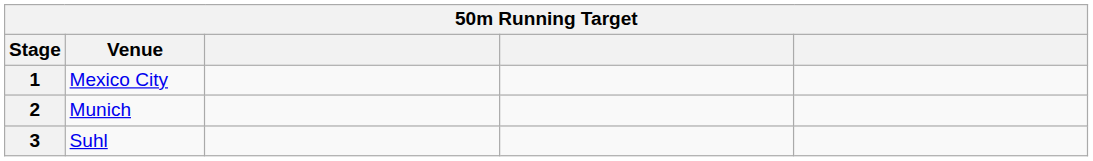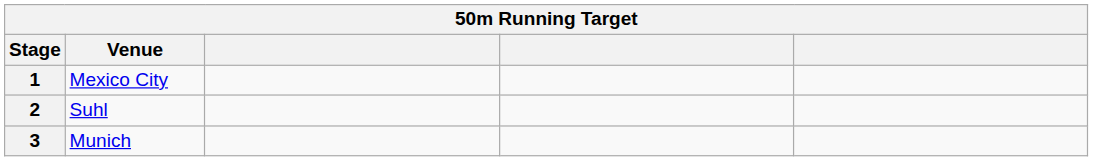(100, 110) Munich -> (89, 110) Suhl
(89, 140) Suhl -> (100, 140) Munich
